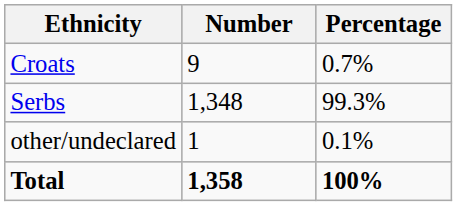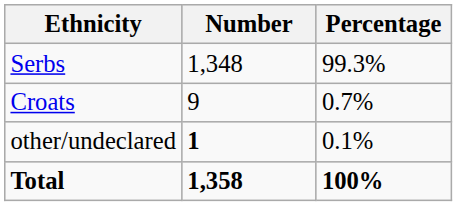rows swapped: (38, 102) <-> (43, 63)
(194, 141) normal -> (194, 141) bold
